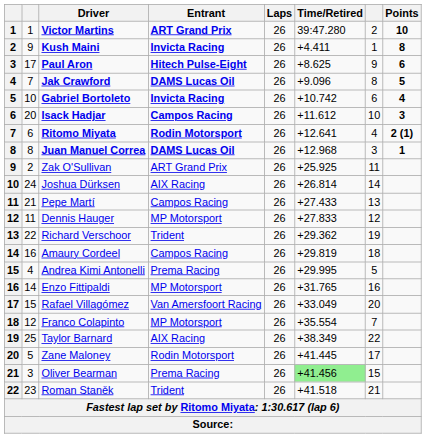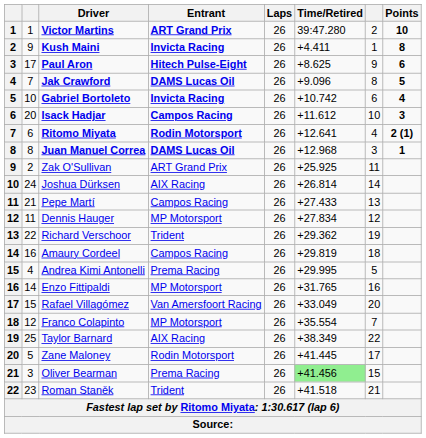(317, 218) +27.833 -> (317, 218) +27.834
